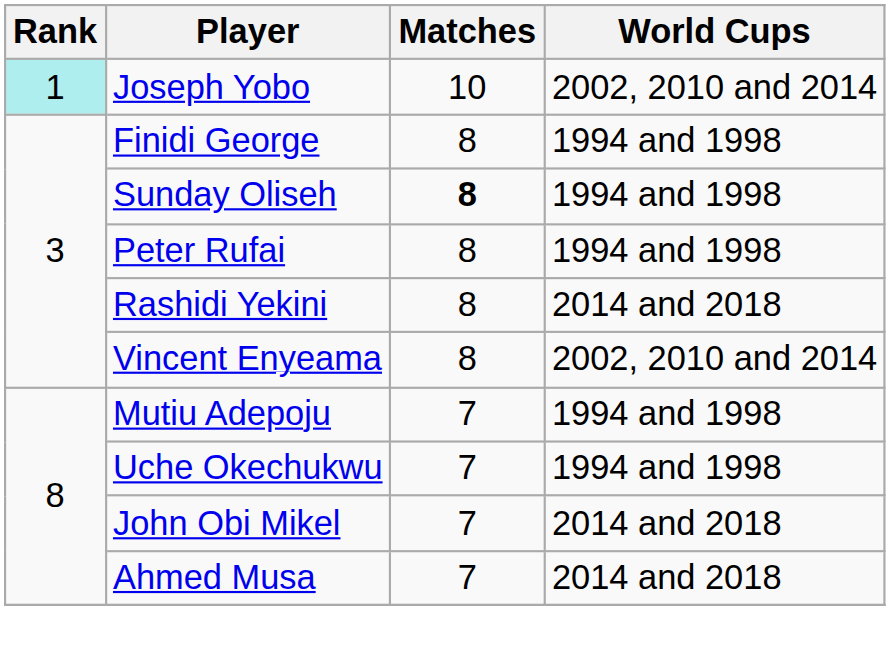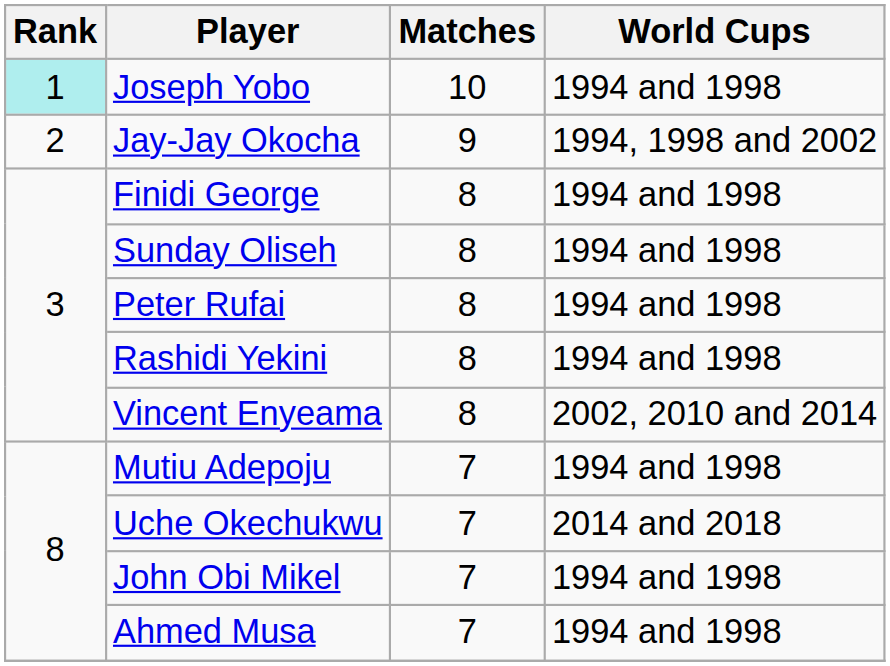(715, 86) 2002, 2010 and 2014 -> (667, 86) 1994 and 1998
+ row: (236, 140)
(467, 195) bold -> (467, 250) normal
(667, 304) 2014 and 2018 -> (667, 359) 1994 and 1998
(667, 468) 1994 and 1998 -> (667, 522) 2014 and 2018
(667, 522) 2014 and 2018 -> (667, 577) 1994 and 1998
(667, 577) 2014 and 2018 -> (667, 631) 1994 and 1998
